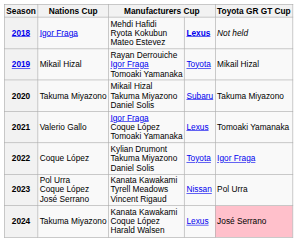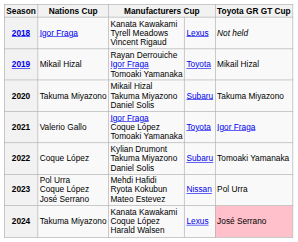(139, 33) Mehdi Hafidi Ryota Kokubun Mateo Estevez -> (144, 33) Kanata Kawakami Tyrell Meadows Vincent Rigaud
(198, 33) bold -> (198, 33) normal
(198, 127) Lexus -> (199, 127) Toyota
(253, 127) Tomoaki Yamanaka -> (236, 127) Igor Fraga
(199, 158) Toyota -> (200, 158) Subaru
(236, 158) Igor Fraga -> (253, 158) Tomoaki Yamanaka
(144, 190) Kanata Kawakami Tyrell Meadows Vincent Rigaud -> (139, 190) Mehdi Hafidi Ryota Kokubun Mateo Estevez
